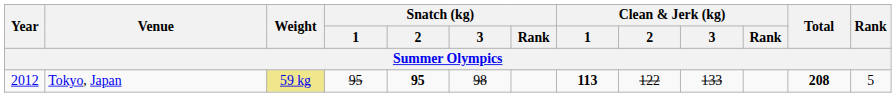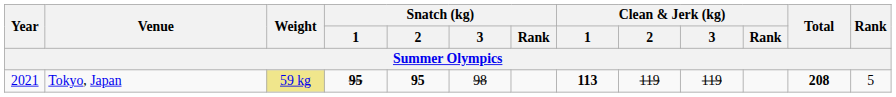(25, 80) 2012 -> (25, 80) 2021
(356, 80) normal -> (356, 80) bold
(650, 80) 122 -> (650, 80) 119
(712, 80) 133 -> (712, 80) 119
